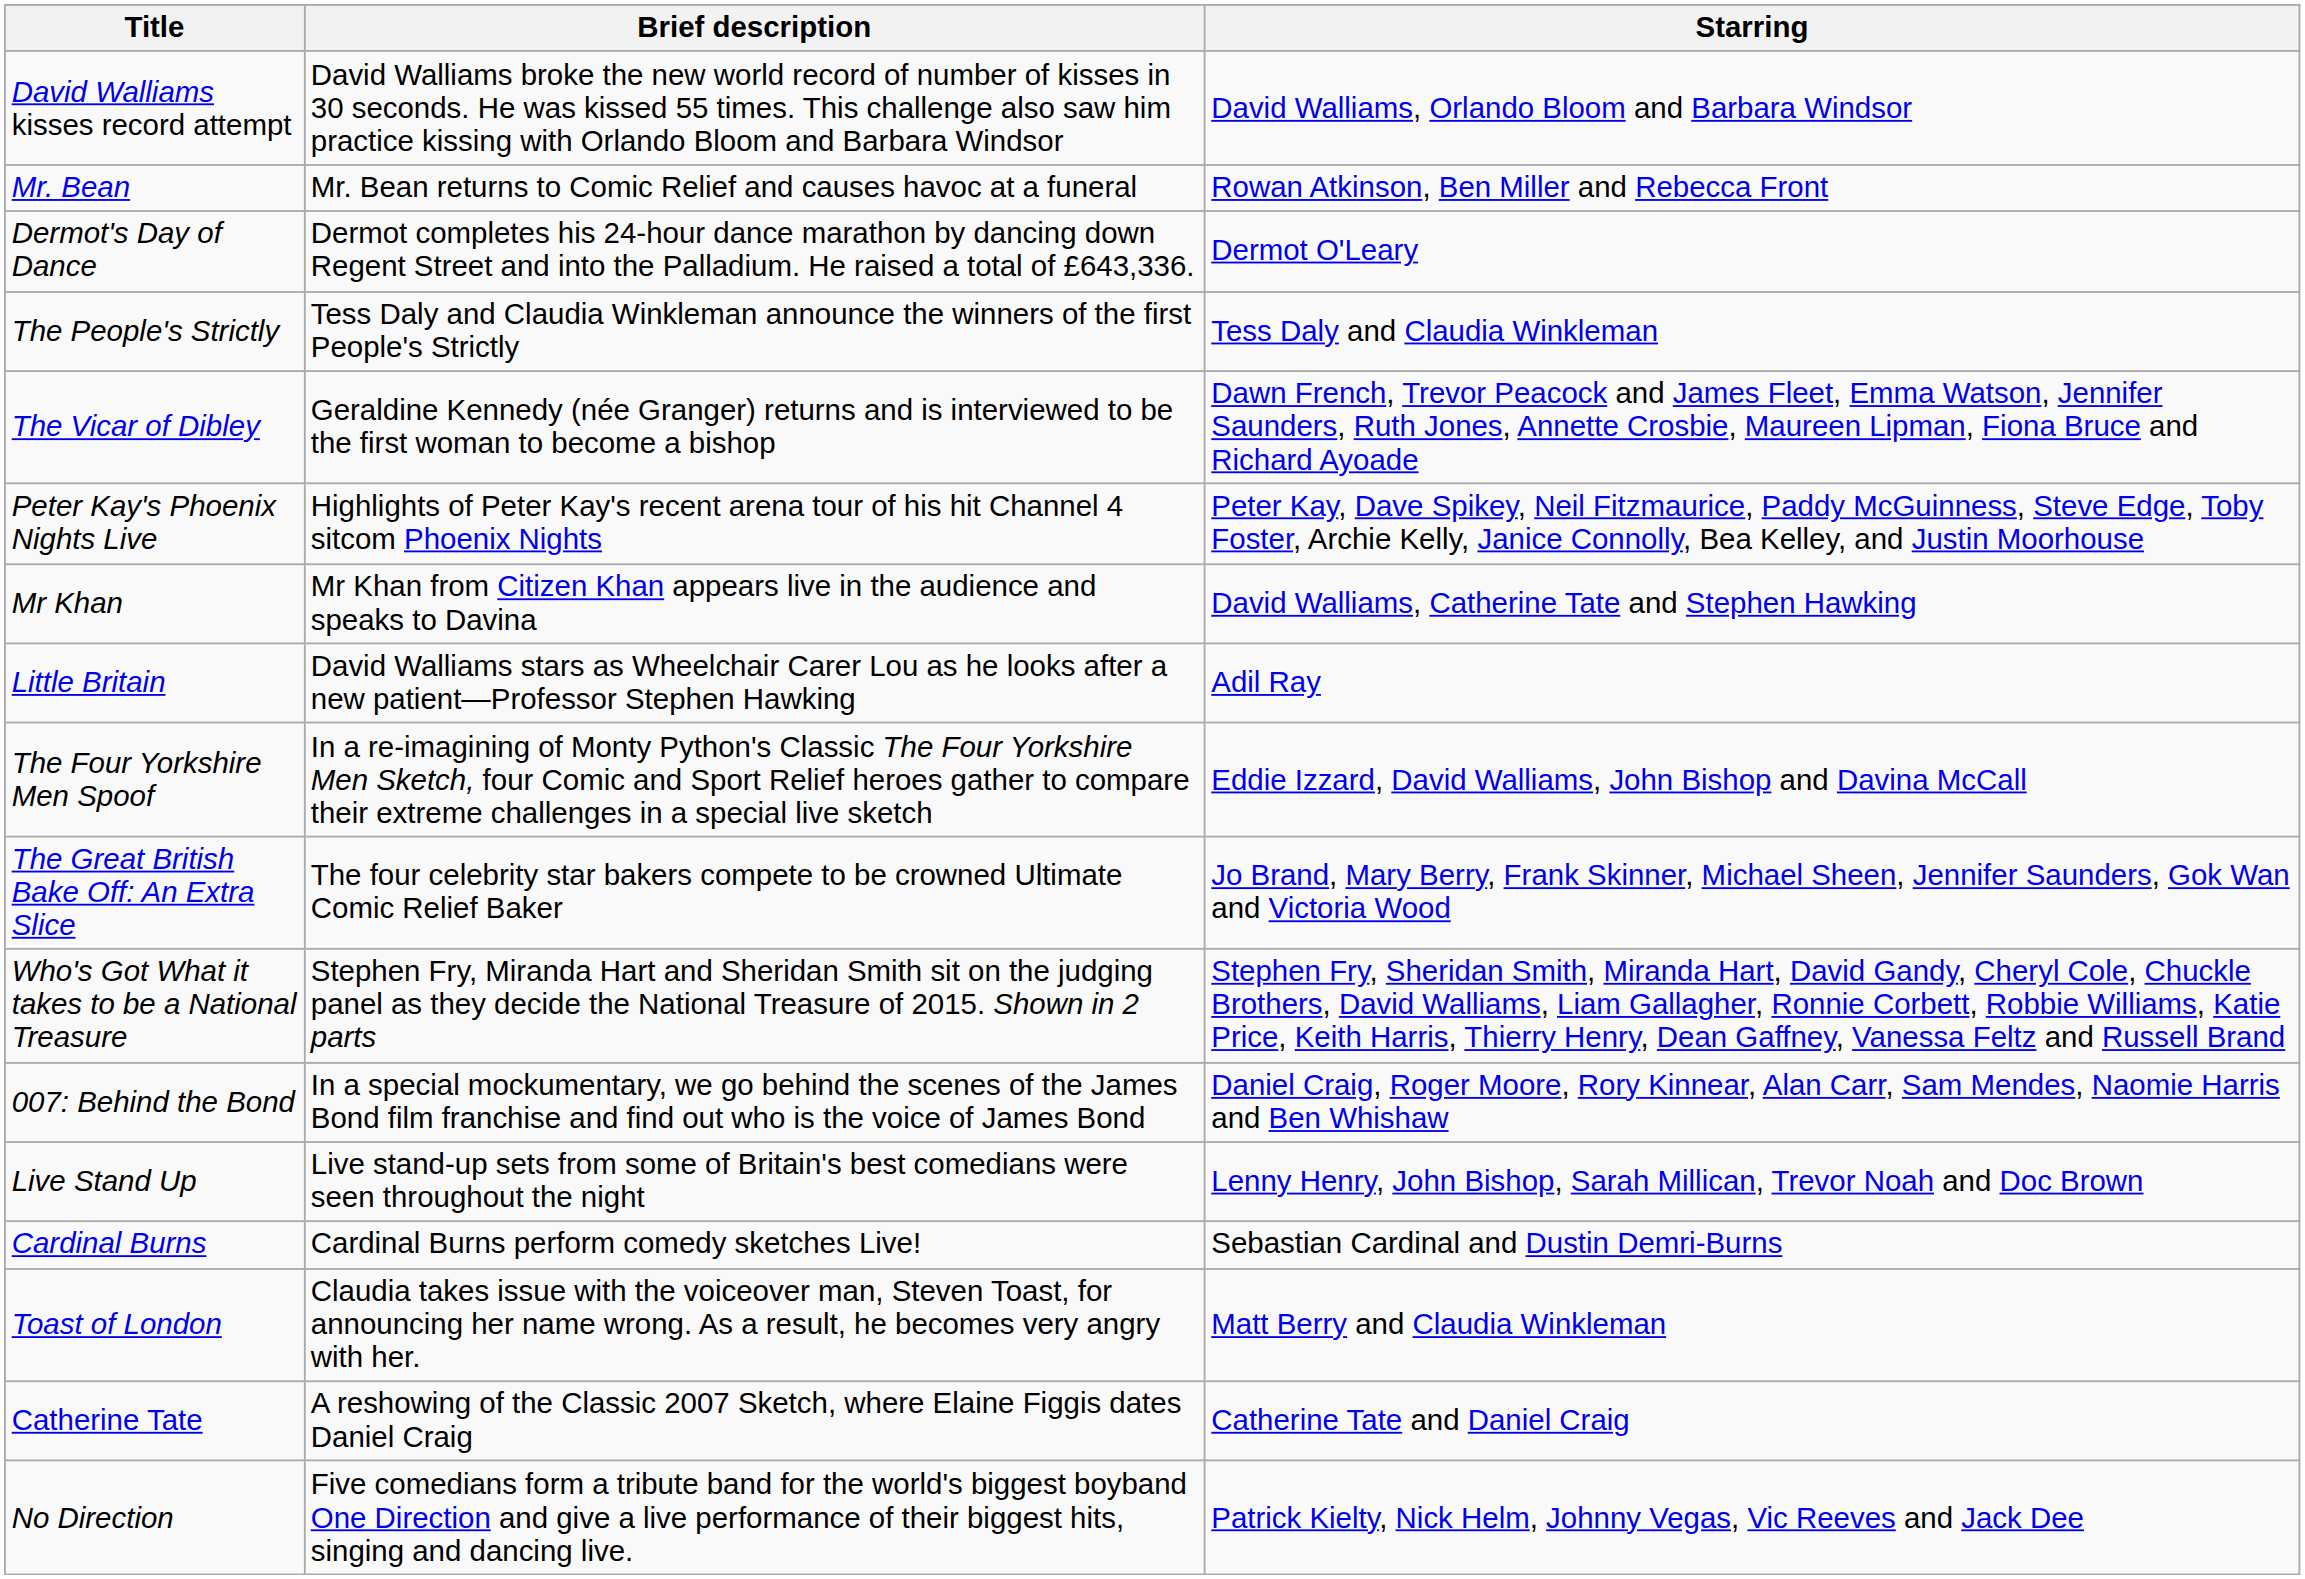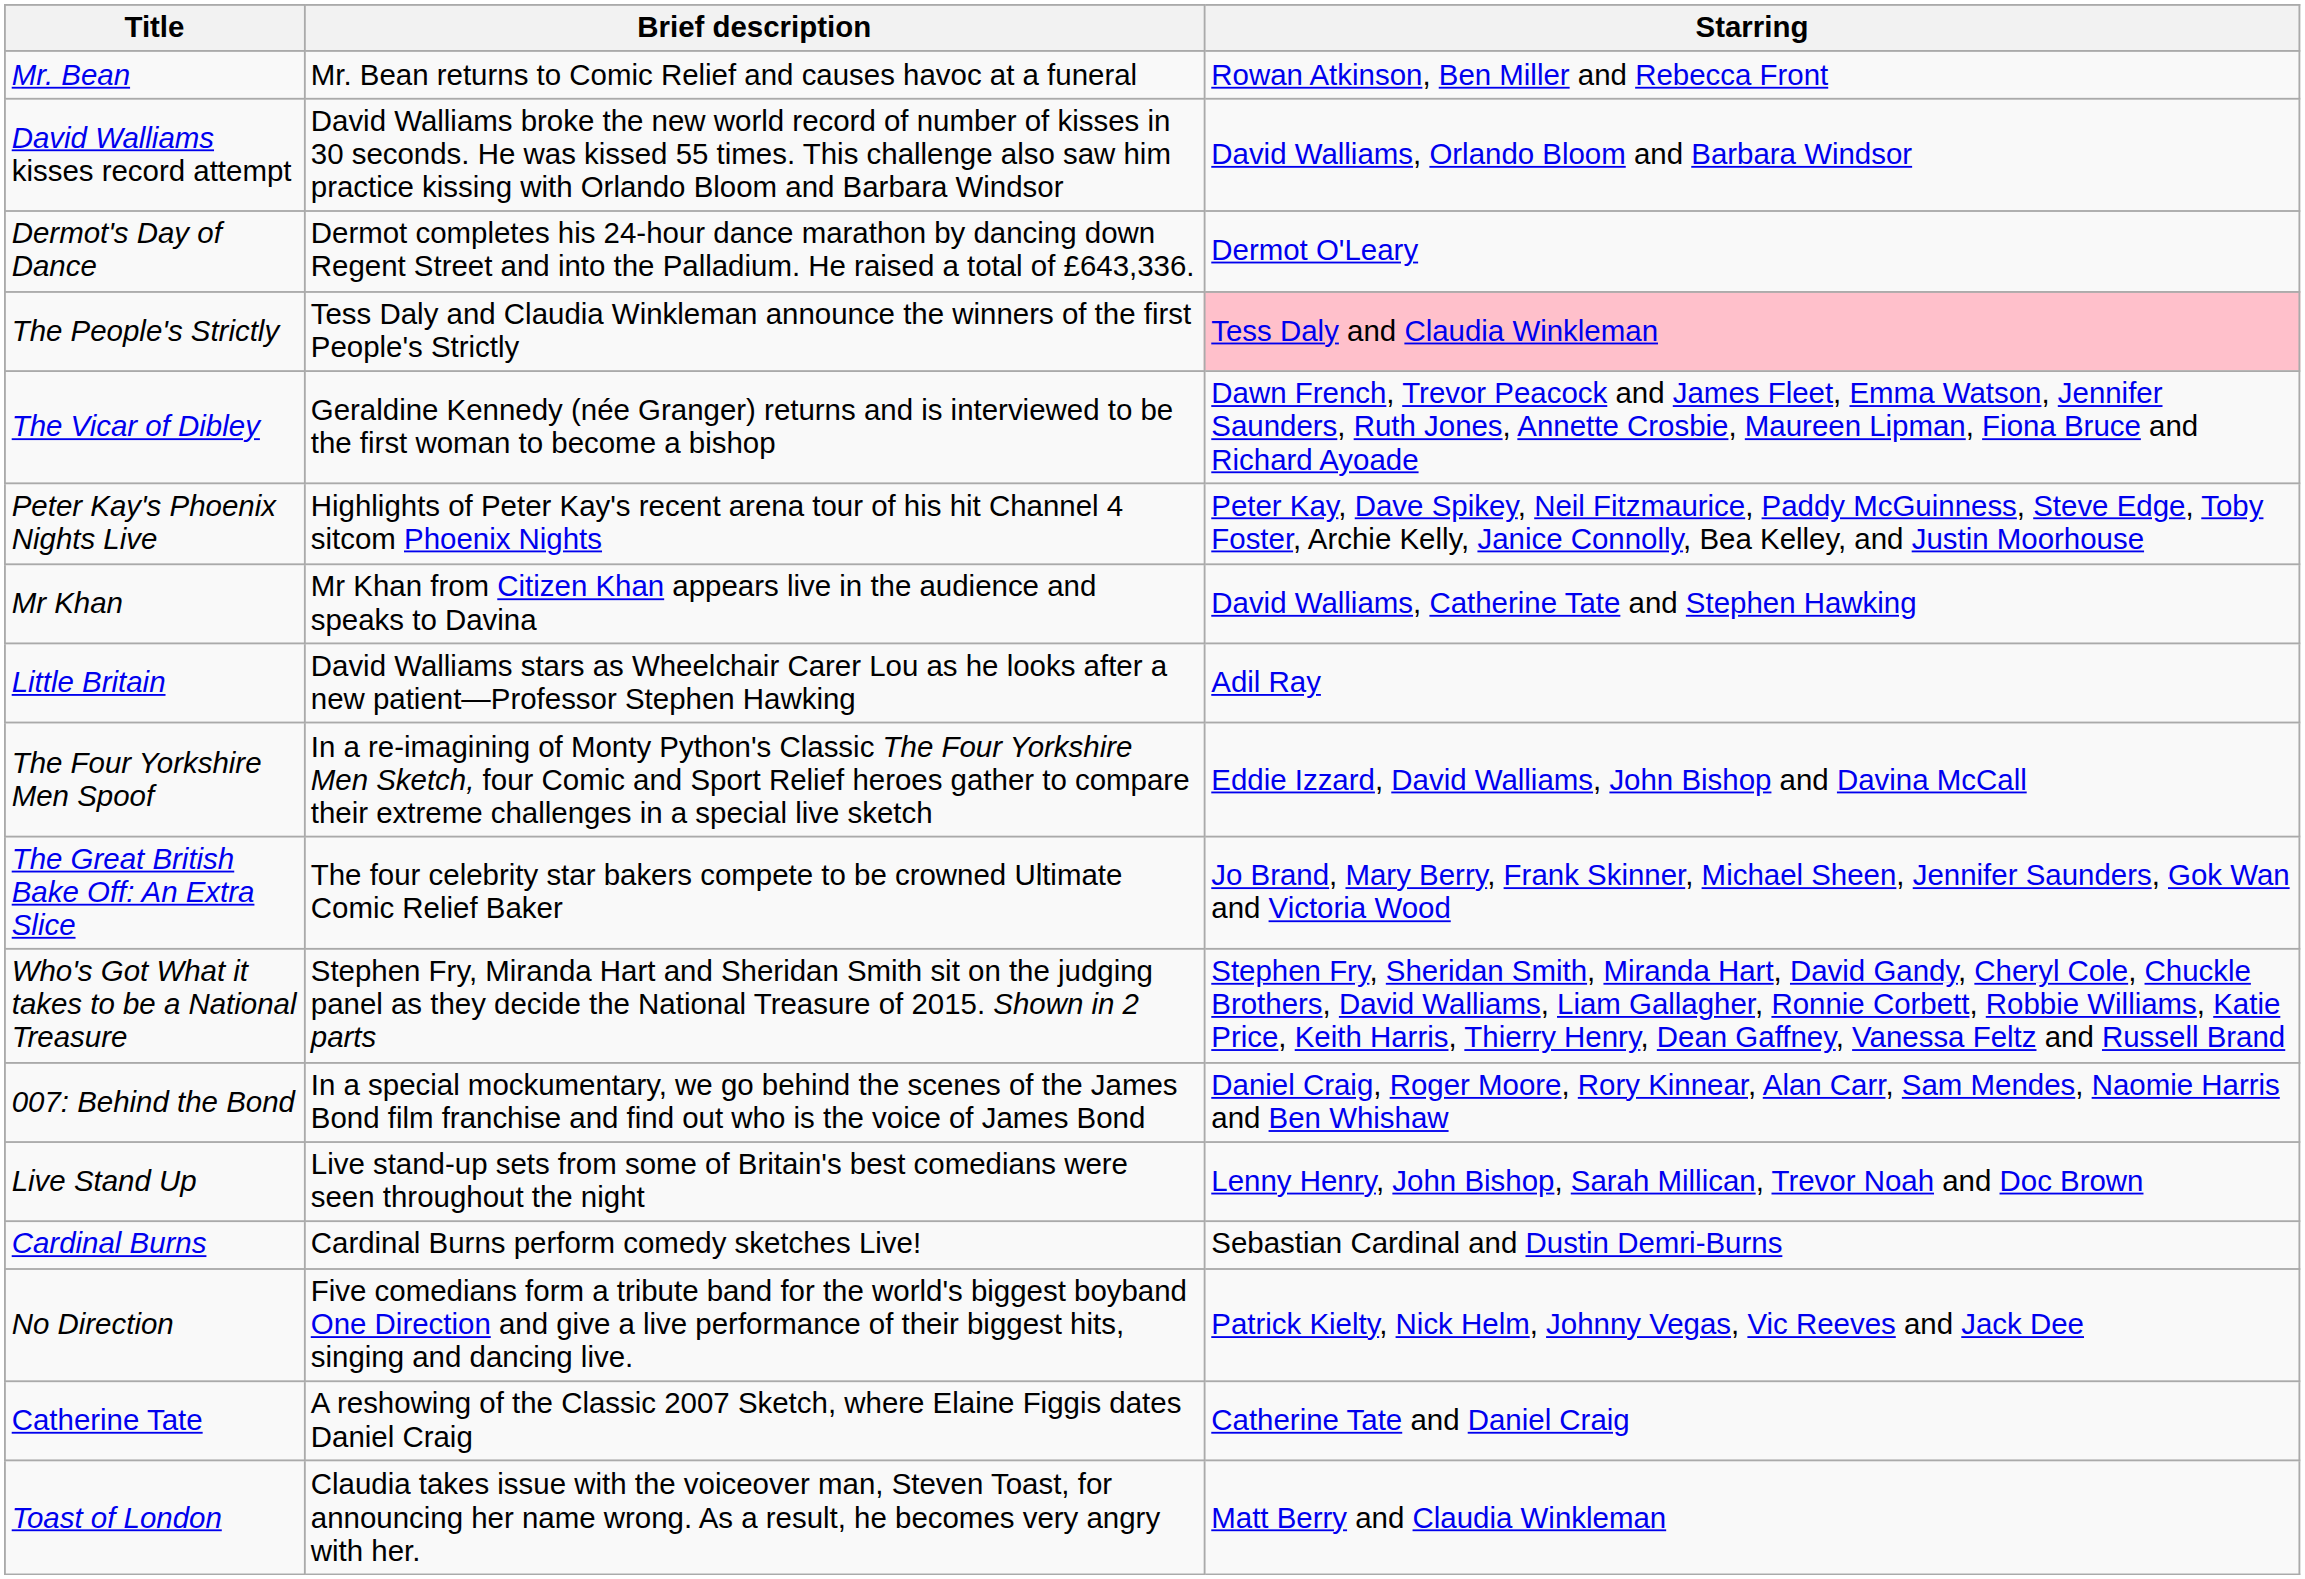rows swapped: (71, 187) <-> (152, 107)
(1435, 330) no background -> (1435, 330) pink background
rows swapped: (93, 1517) <-> (117, 1324)
